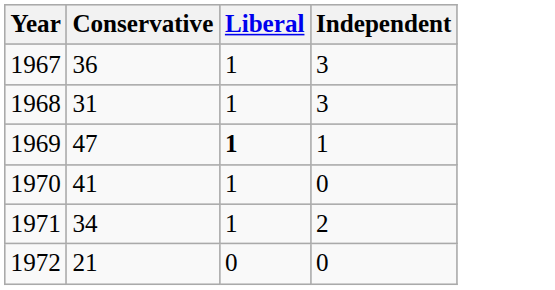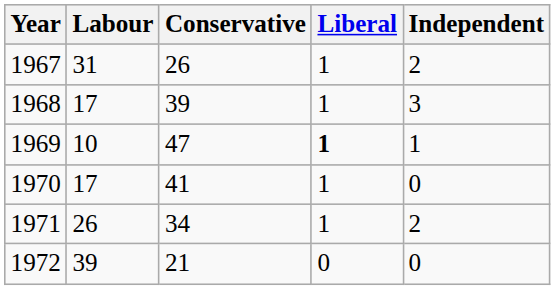+ column: (113, 24)
(85, 64) 36 -> (178, 64) 26
(322, 64) 3 -> (415, 64) 2
(85, 104) 31 -> (178, 104) 39
